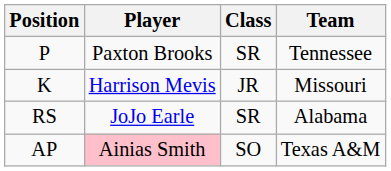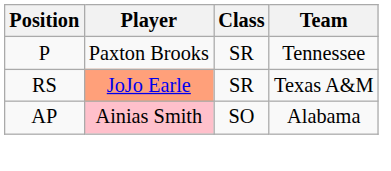- row: (44, 85)
(152, 117) no background -> (149, 85) lightsalmon background
(331, 117) Alabama -> (324, 85) Texas A&M
(331, 149) Texas A&M -> (324, 117) Alabama
